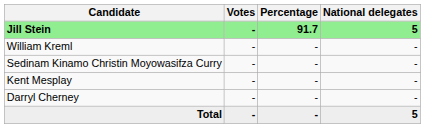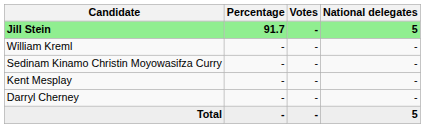columns swapped: (241, 13) <-> (289, 13)
